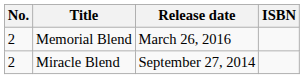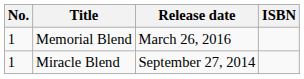(11, 39) 2 -> (11, 39) 1
(11, 62) 2 -> (11, 62) 1
